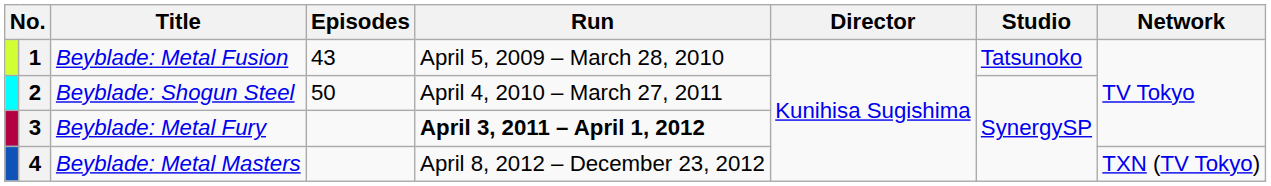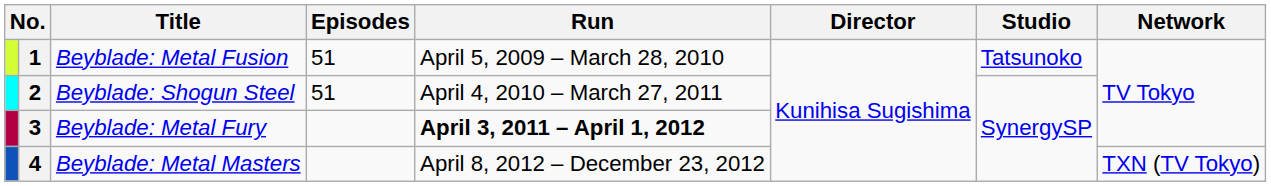(323, 57) 43 -> (323, 57) 51
(323, 92) 50 -> (323, 92) 51
